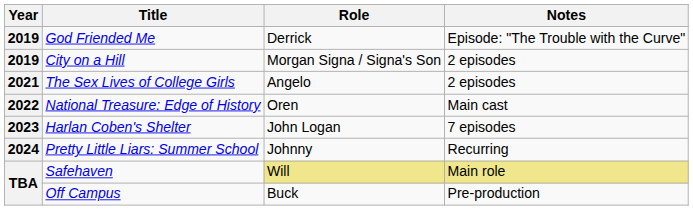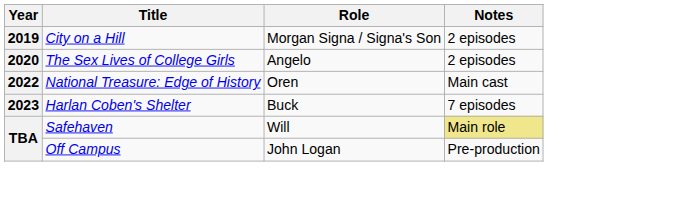- row: (100, 37)
(23, 82) 2021 -> (23, 60) 2020
(304, 127) John Logan -> (283, 104) Buck
- row: (152, 149)
(278, 171) khaki background -> (278, 127) no background
(283, 194) Buck -> (304, 149) John Logan
